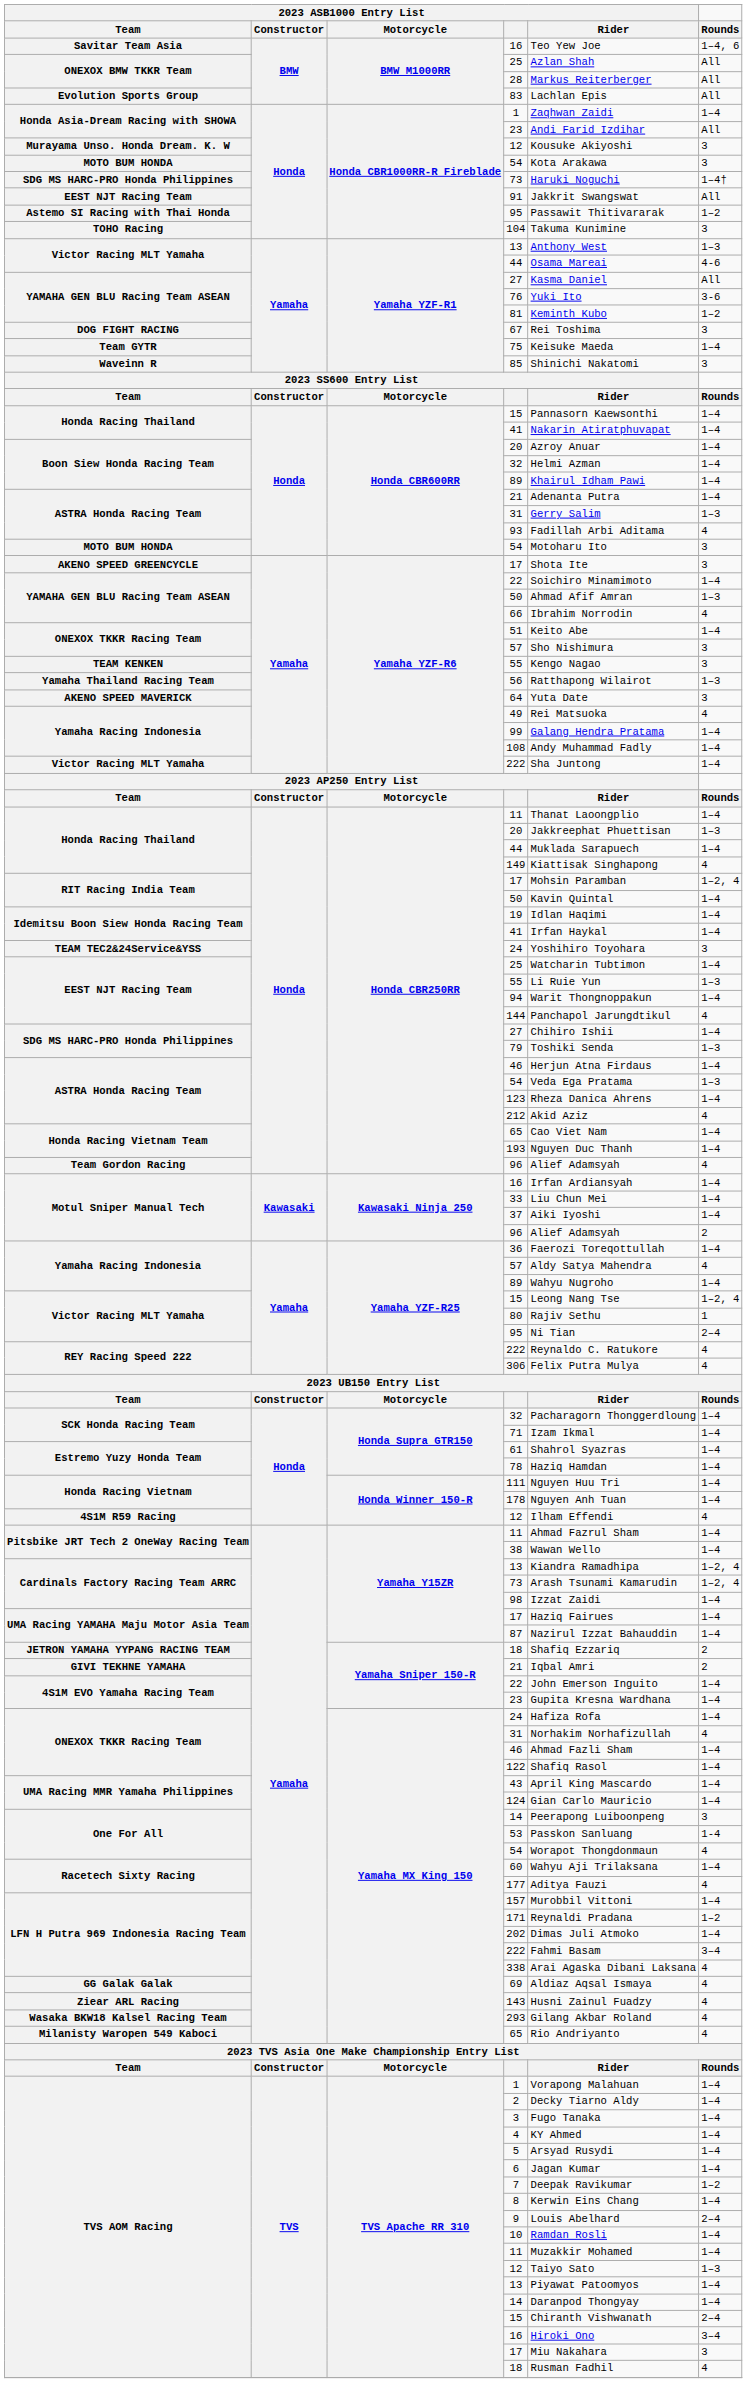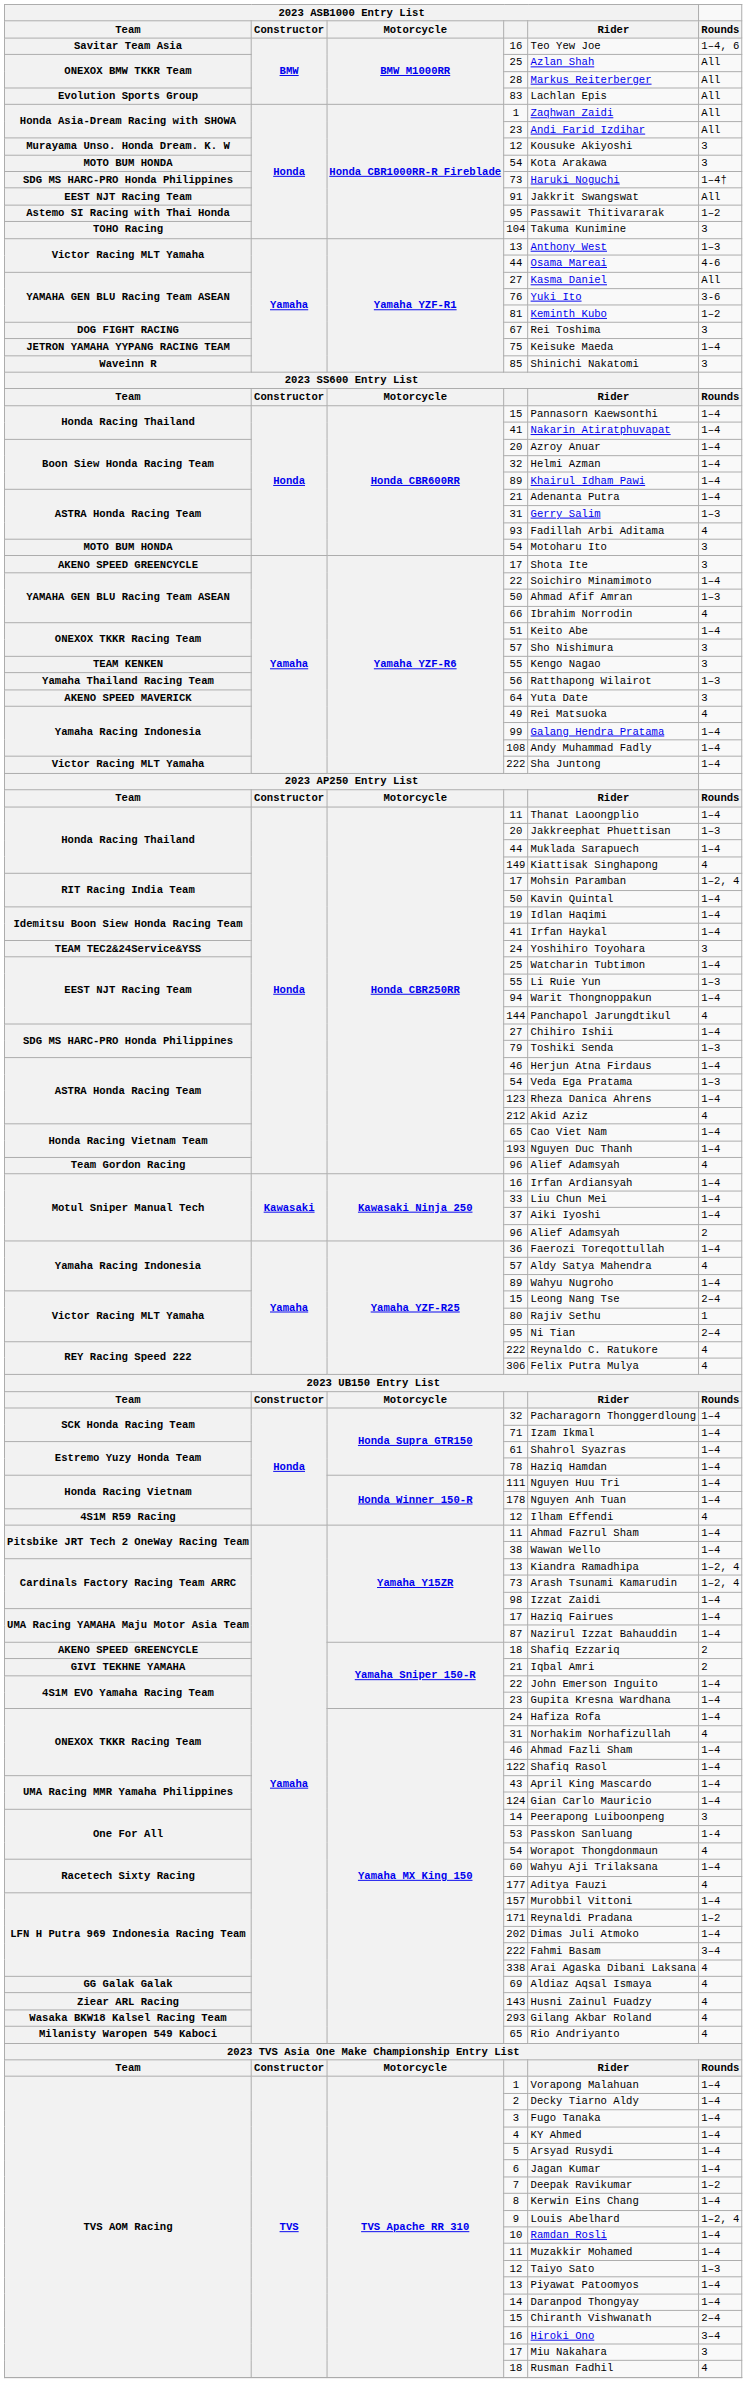(711, 113) 1–4 -> (711, 113) All
(128, 347) Team GYTR -> (128, 347) JETRON YAMAHA YYPANG RACING TEAM
(720, 1300) 1–2, 4 -> (711, 1300) 2–4
(128, 1650) JETRON YAMAHA YYPANG RACING TEAM -> (128, 1650) AKENO SPEED GREENCYCLE
(711, 2219) 2–4 -> (720, 2219) 1–2, 4
